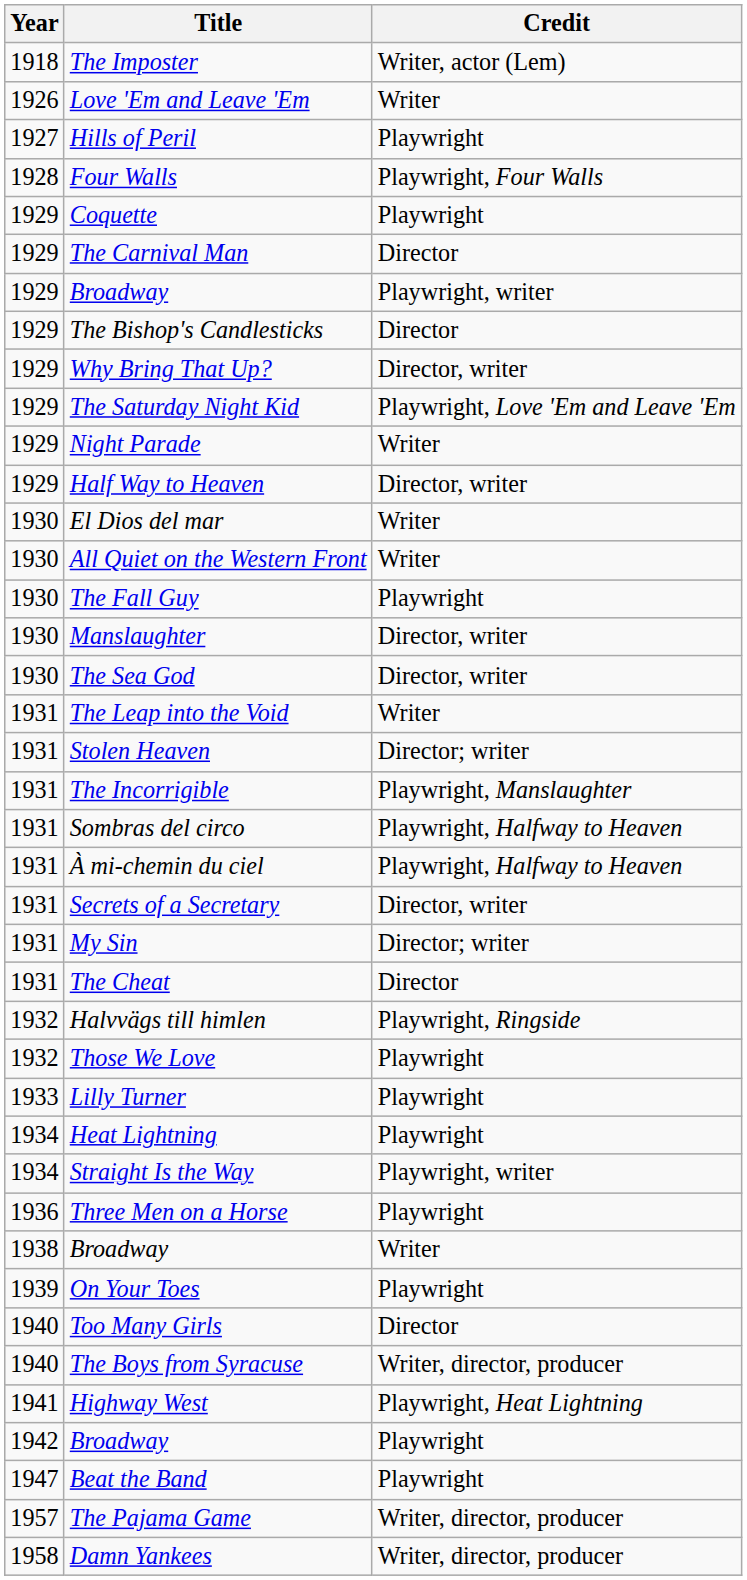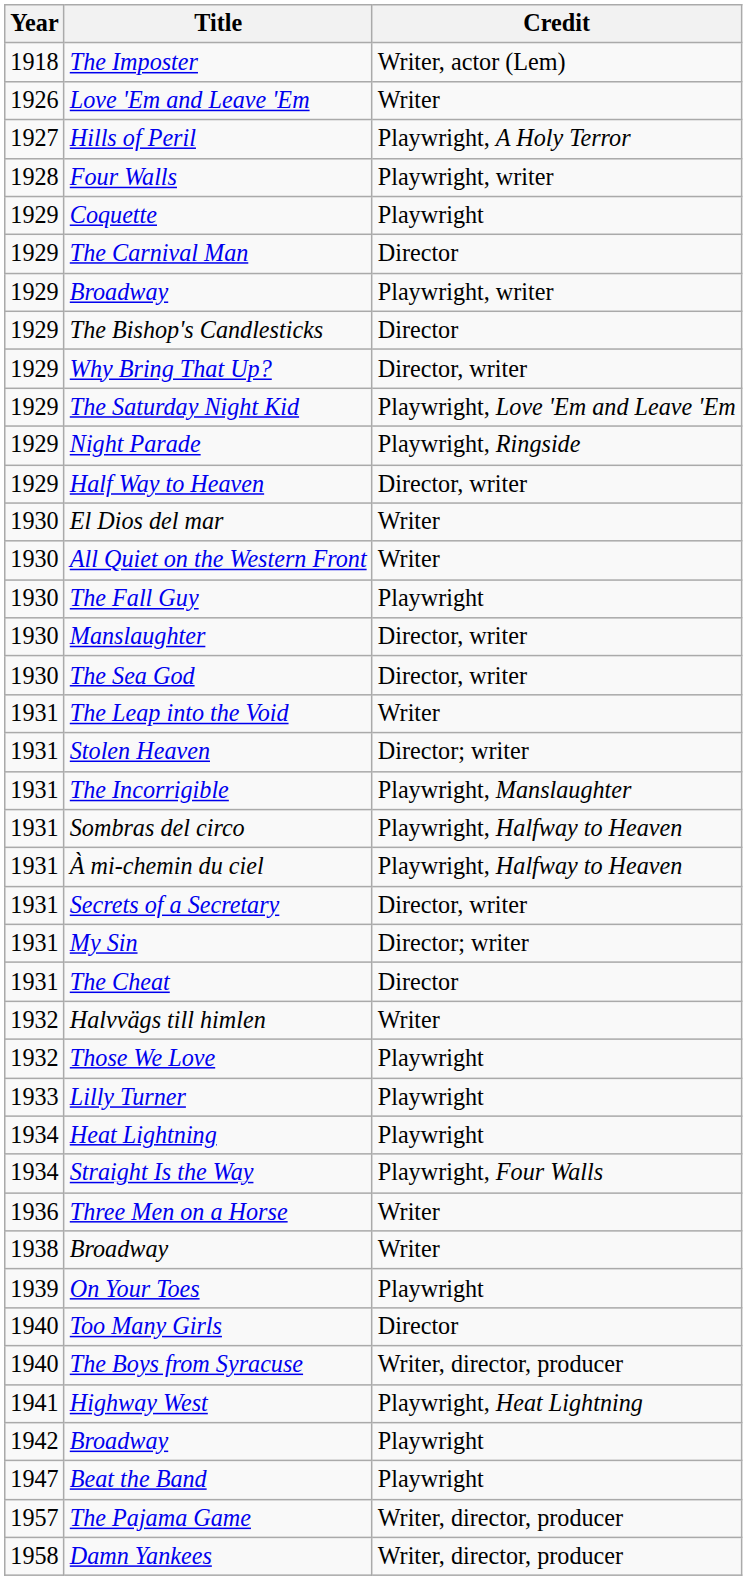(431, 138) Playwright -> (504, 138) Playwright, A Holy Terror
(490, 176) Playwright, Four Walls -> (466, 176) Playwright, writer
(409, 445) Writer -> (479, 445) Playwright, Ringside
(479, 1019) Playwright, Ringside -> (409, 1019) Writer
(466, 1173) Playwright, writer -> (490, 1173) Playwright, Four Walls
(431, 1211) Playwright -> (409, 1211) Writer
